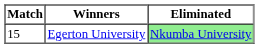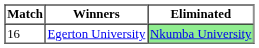(14, 33) 15 -> (14, 33) 16
